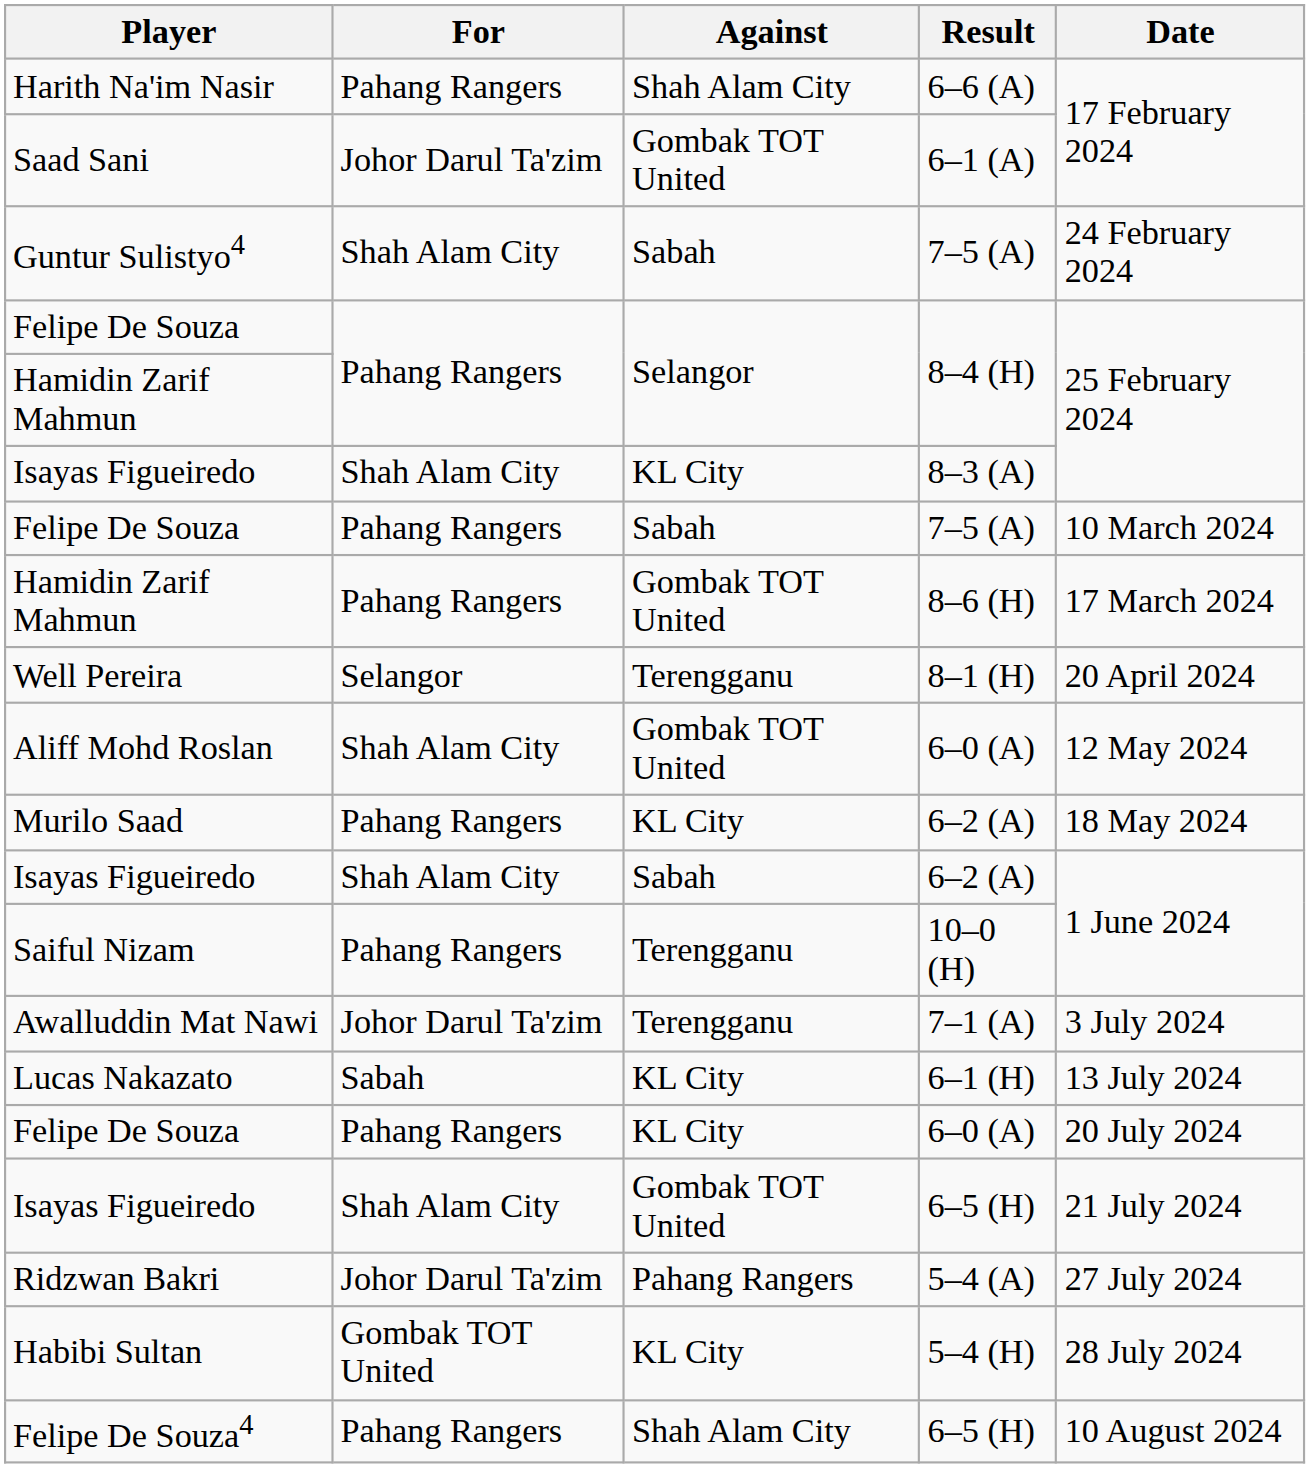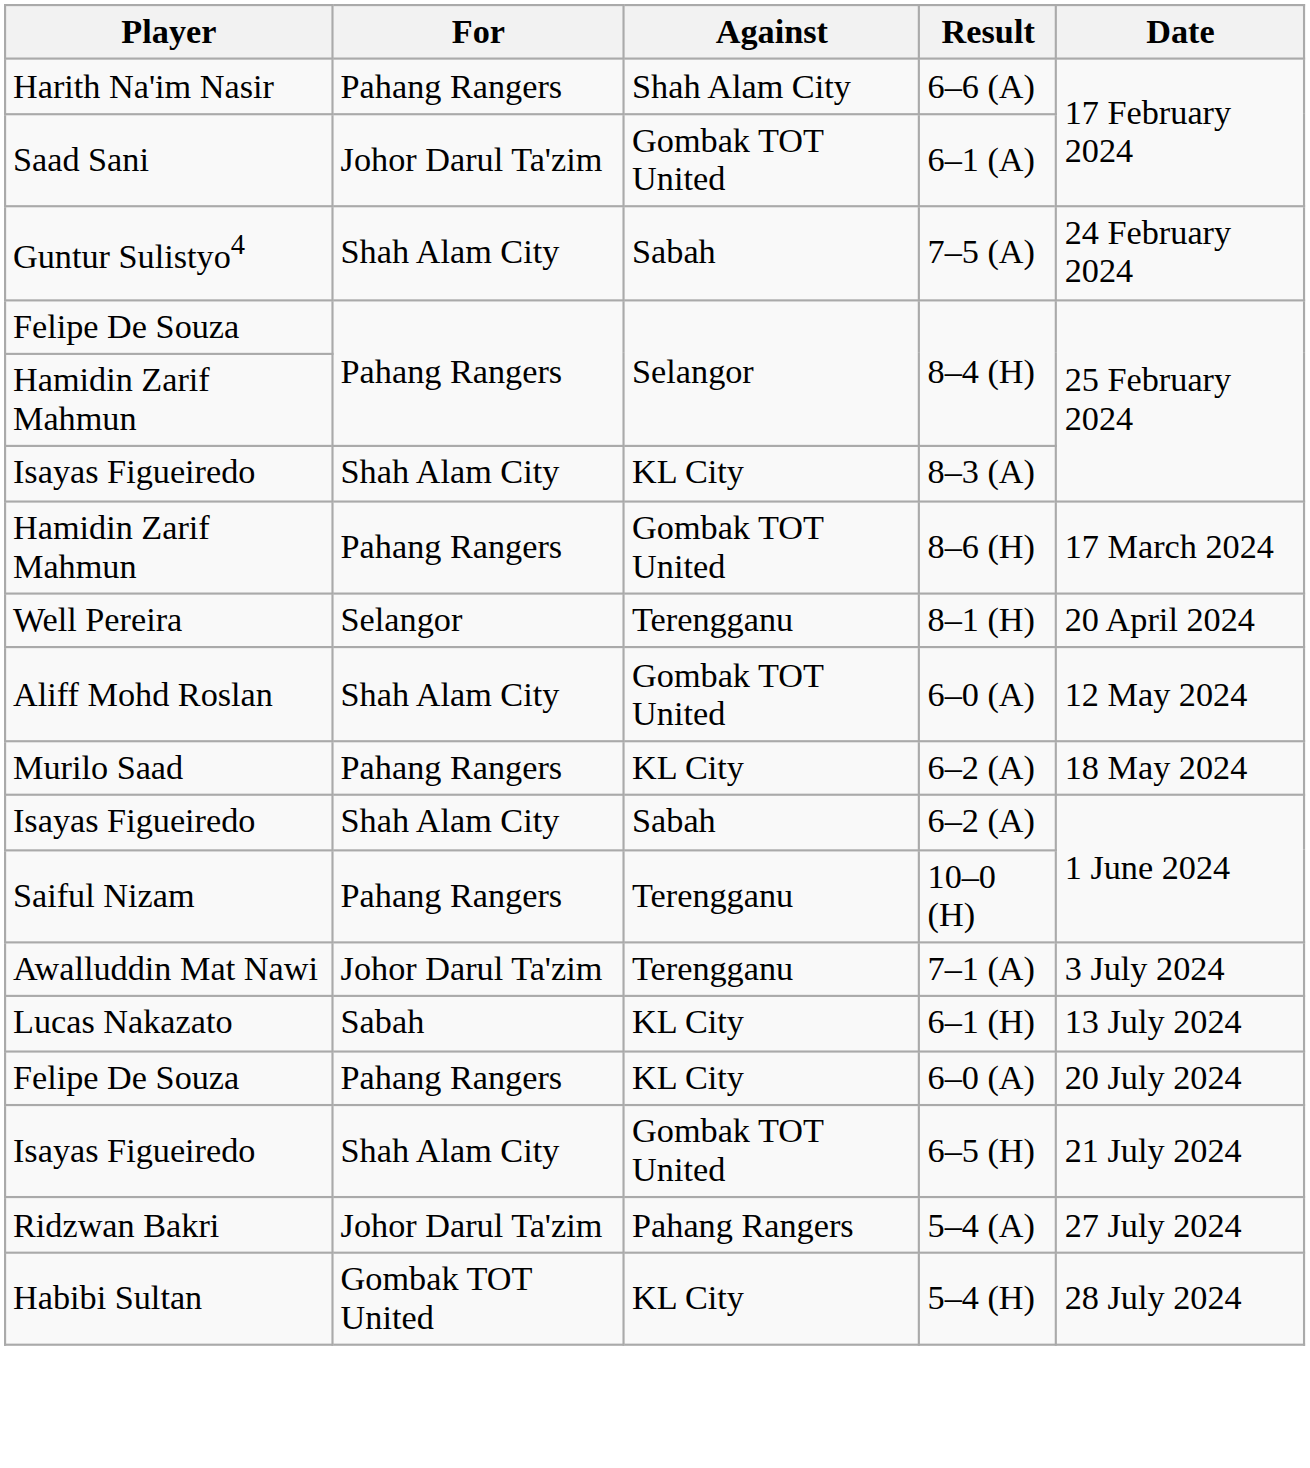- row: (126, 527)
- row: (133, 1430)
